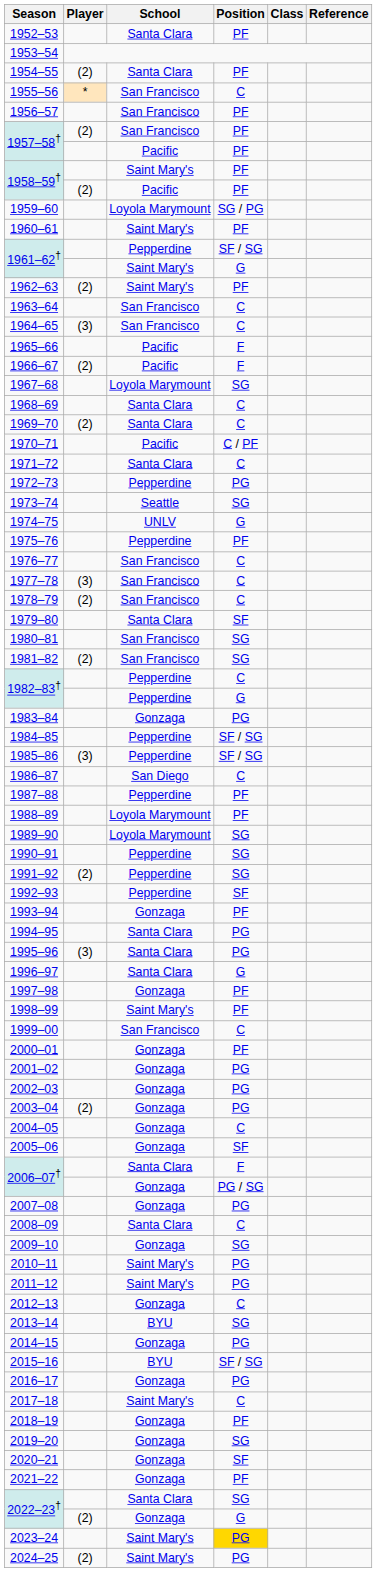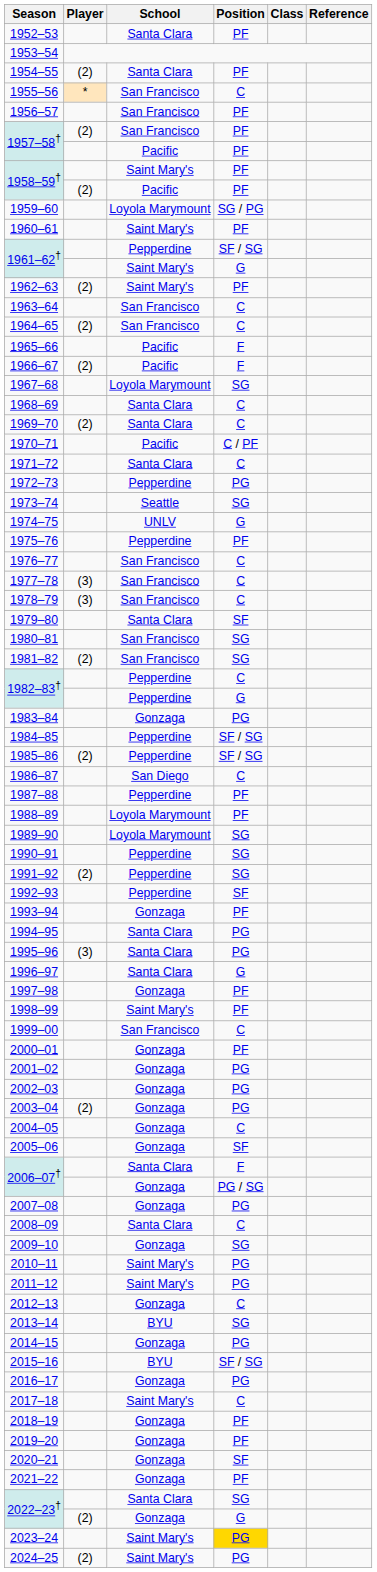(85, 326) (3) -> (85, 326) (2)
(85, 600) (2) -> (85, 600) (3)
(85, 756) (3) -> (85, 756) (2)
(241, 1440) SG -> (241, 1440) PF
